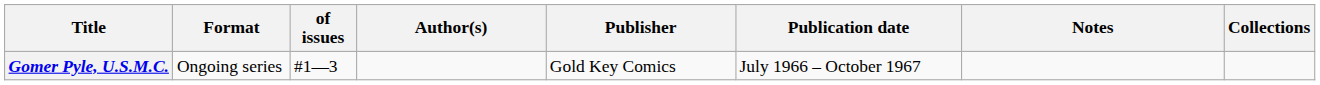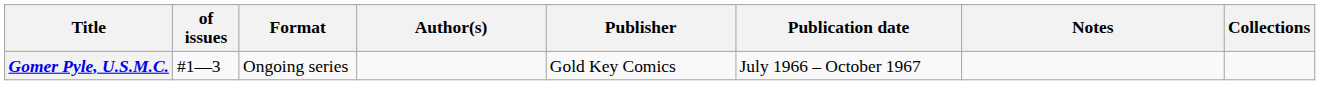columns swapped: (323, 28) <-> (231, 28)
